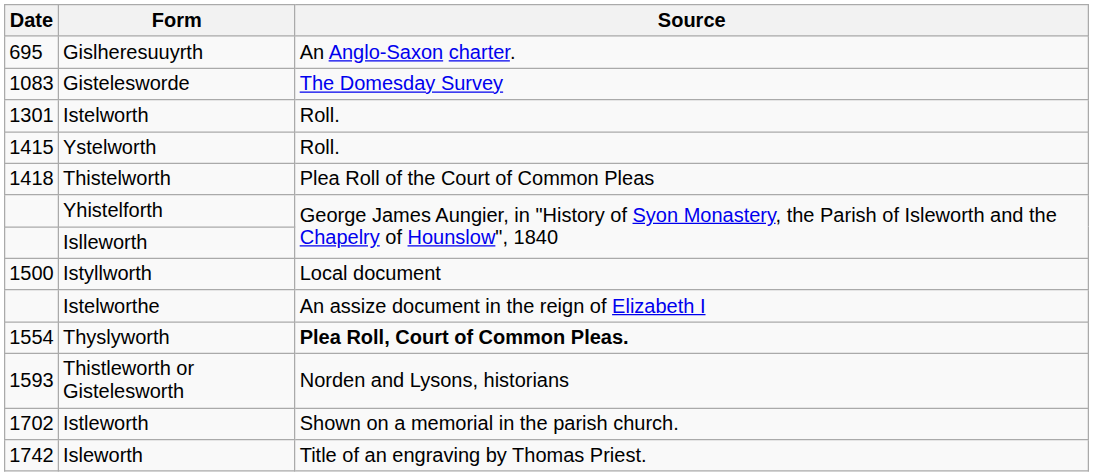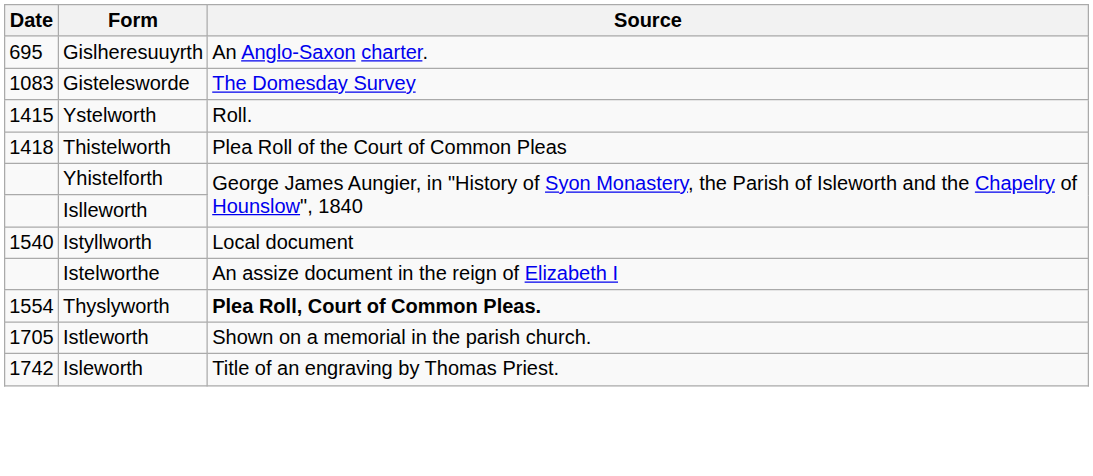- row: (106, 115)
(31, 274) 1500 -> (31, 242) 1540
- row: (129, 380)
(31, 423) 1702 -> (31, 337) 1705
